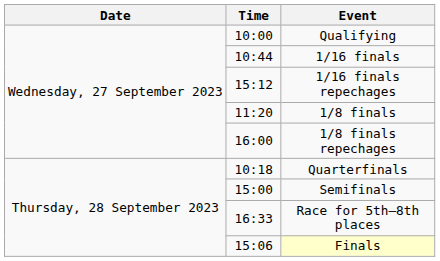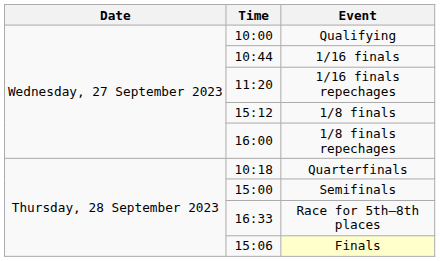(254, 85) 15:12 -> (254, 85) 11:20
(254, 113) 11:20 -> (254, 113) 15:12
